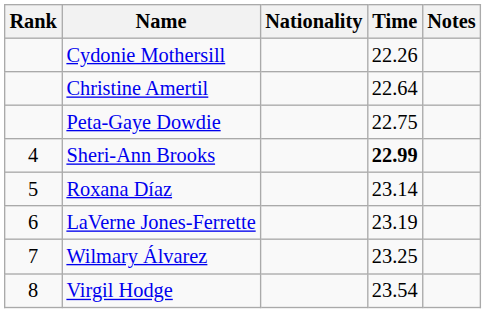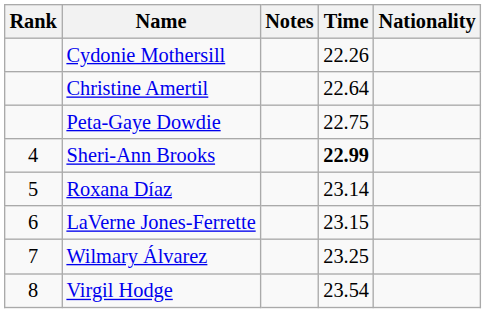columns swapped: (314, 21) <-> (451, 21)
(395, 222) 23.19 -> (346, 222) 23.15
